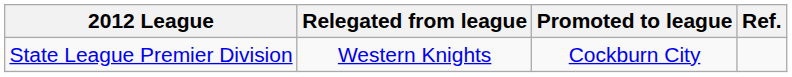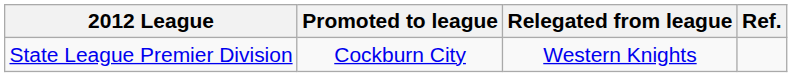columns swapped: (635, 21) <-> (415, 21)
